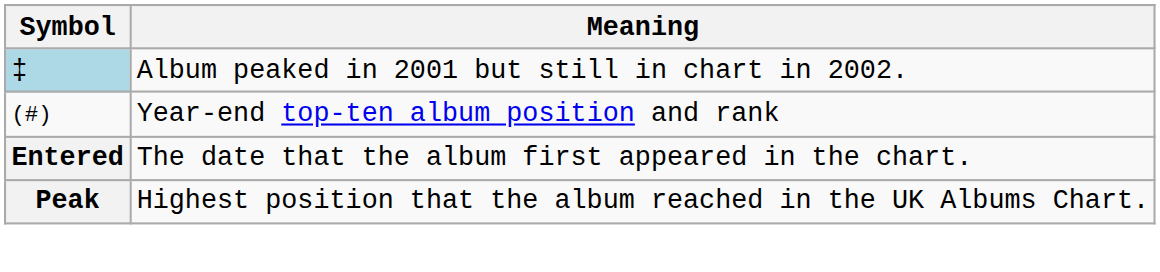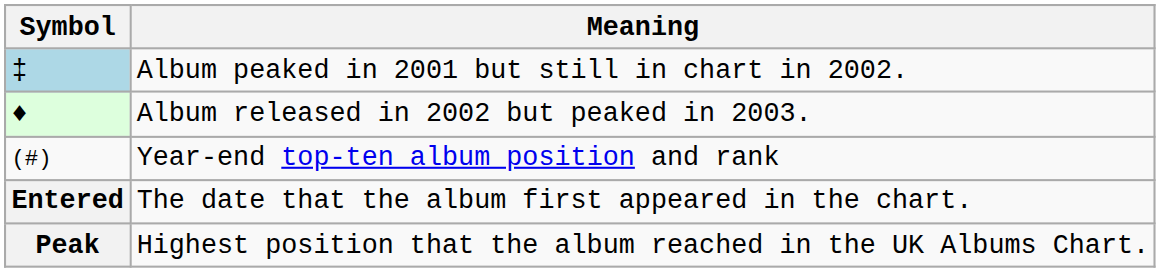+ row: (474, 114)
